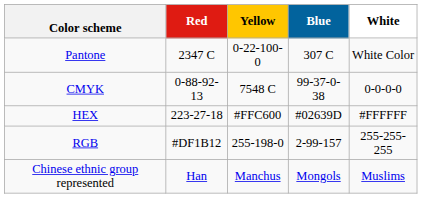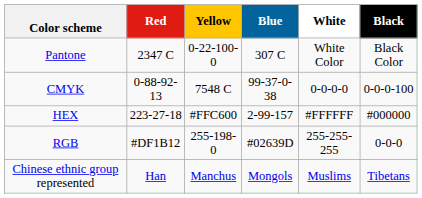+ column: (389, 21)
(319, 115) #02639D -> (270, 115) 2-99-157
(319, 142) 2-99-157 -> (270, 142) #02639D
